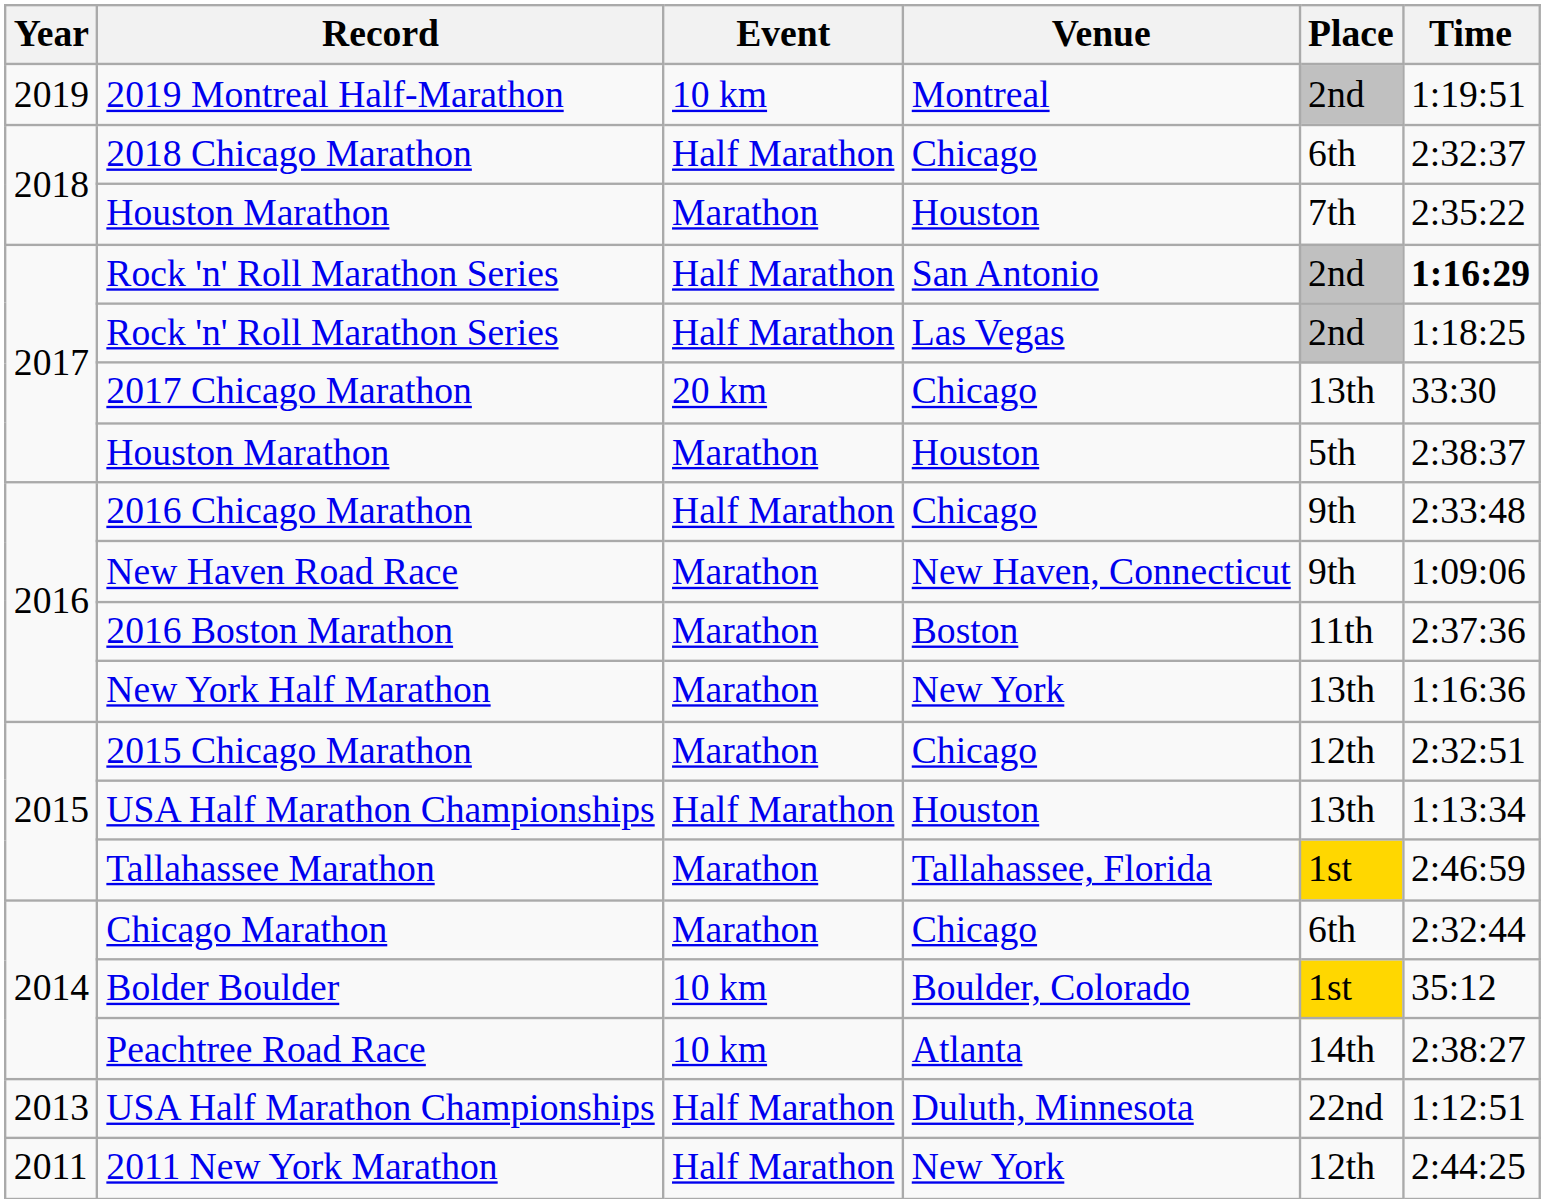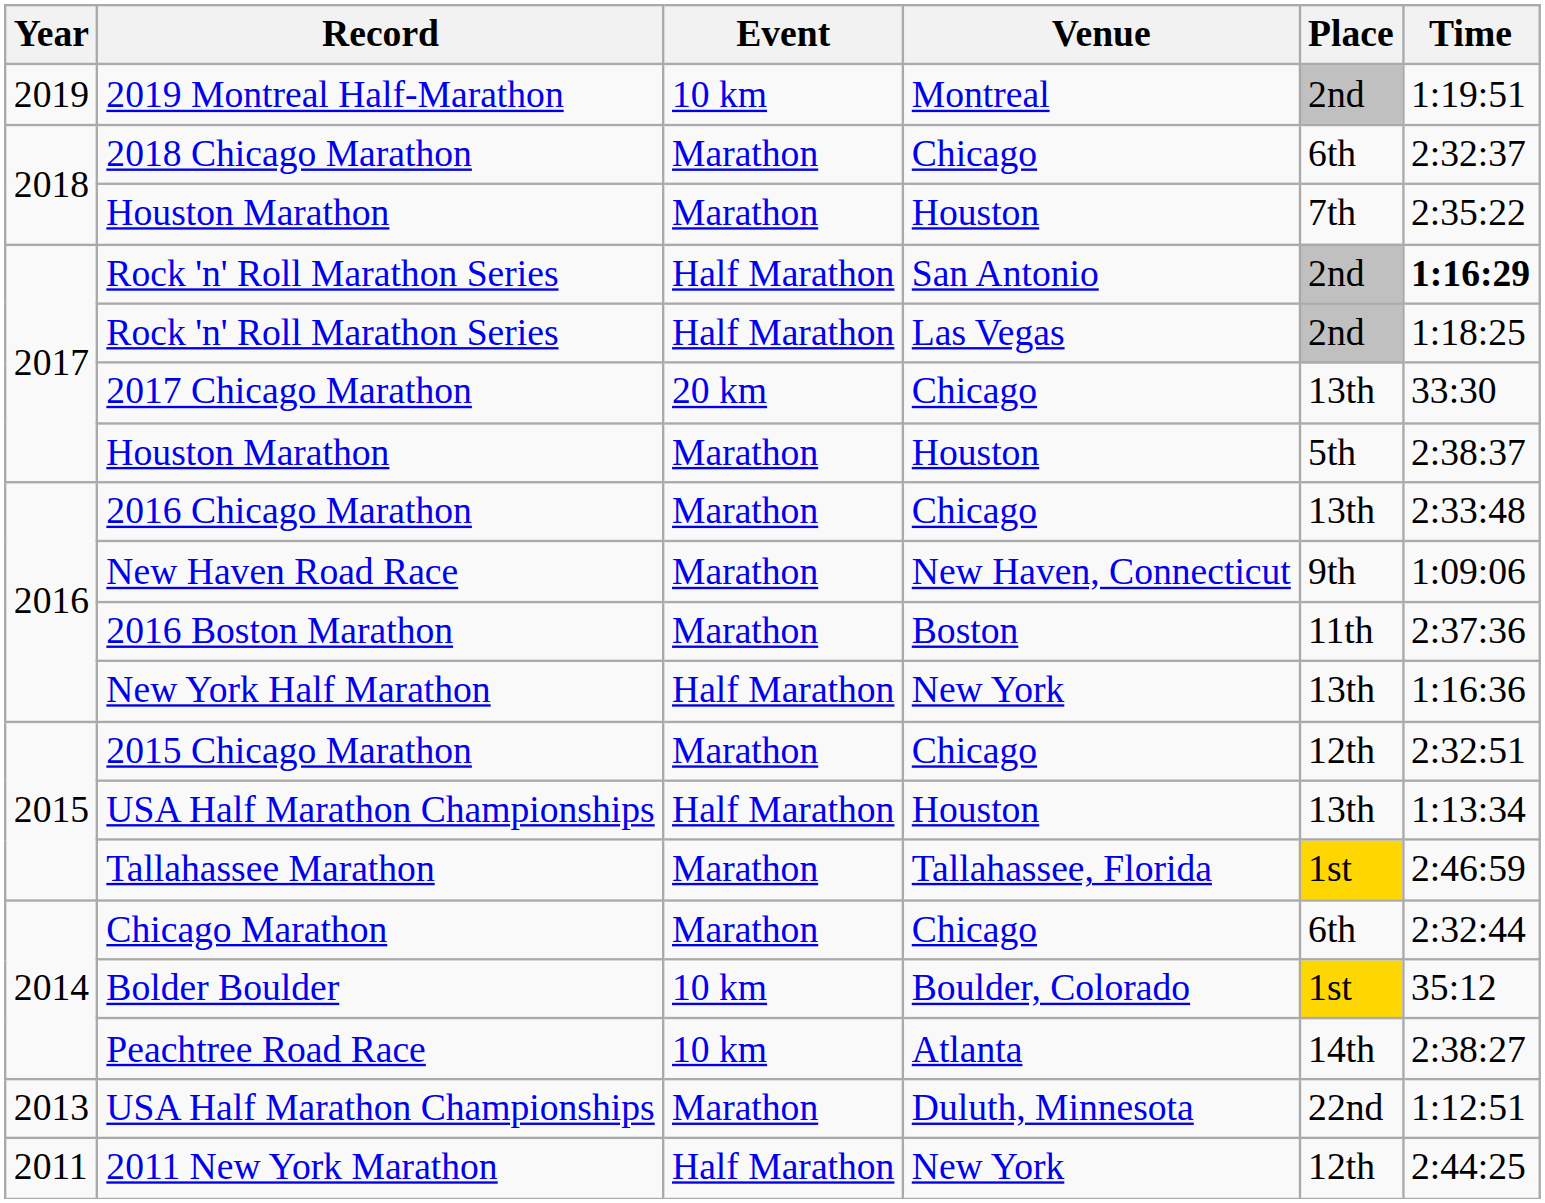(783, 153) Half Marathon -> (745, 153) Marathon
(783, 511) Half Marathon -> (745, 511) Marathon
(1332, 511) 9th -> (1342, 511) 13th
(745, 690) Marathon -> (783, 690) Half Marathon
(783, 1107) Half Marathon -> (745, 1107) Marathon
